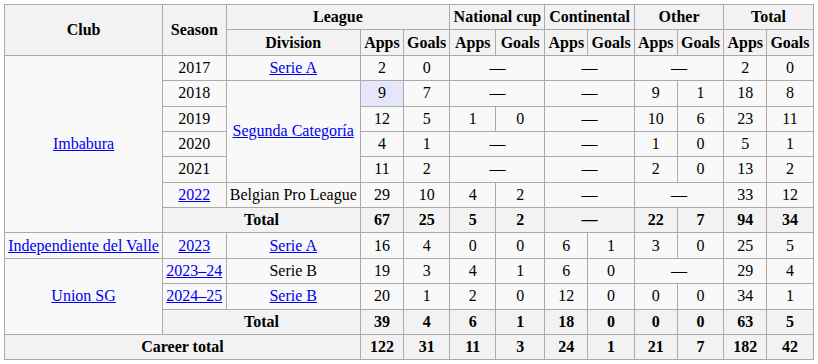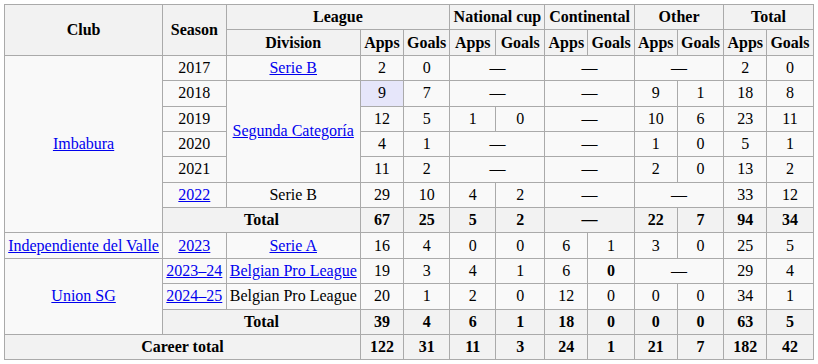(293, 67) Serie A -> (293, 67) Serie B
(293, 194) Belgian Pro League -> (293, 194) Serie B
(293, 270) Serie B -> (293, 270) Belgian Pro League
(611, 270) normal -> (611, 270) bold
(293, 296) Serie B -> (293, 296) Belgian Pro League
